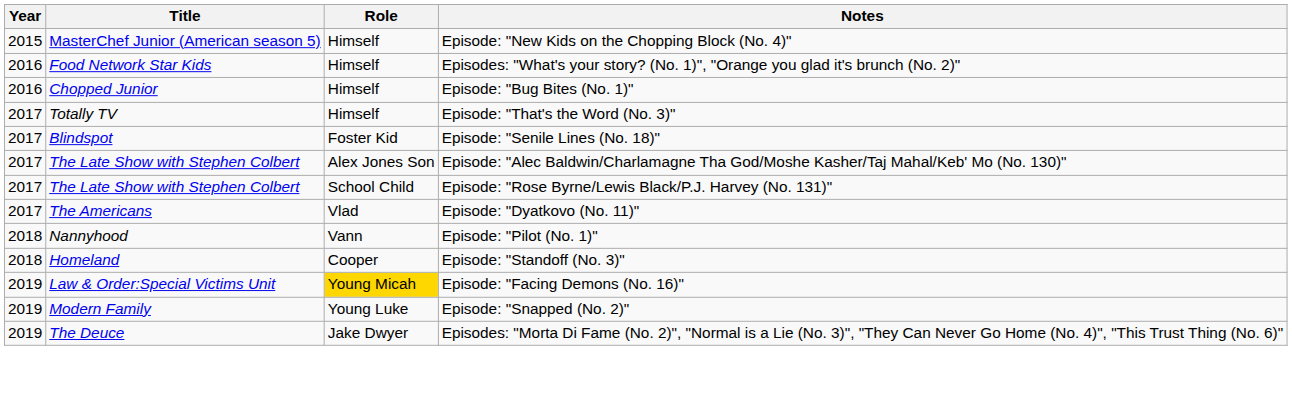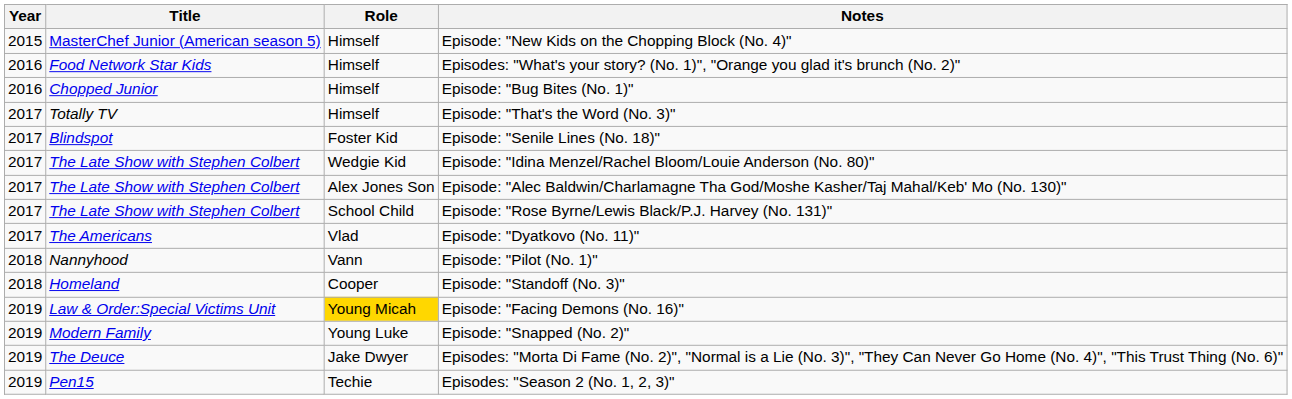+ row: (658, 162)
+ row: (558, 382)
